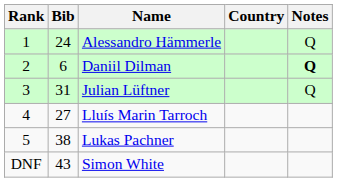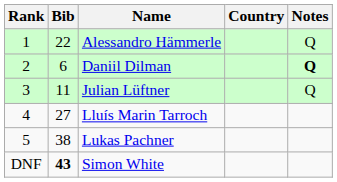(63, 41) 24 -> (63, 41) 22
(63, 90) 31 -> (63, 90) 11
(63, 164) normal -> (63, 164) bold
